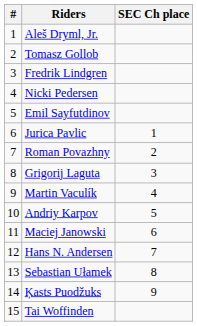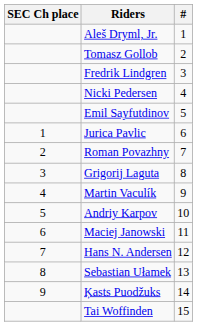columns swapped: (13, 14) <-> (154, 14)
